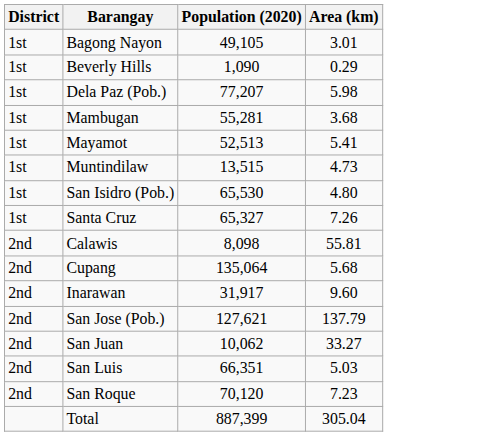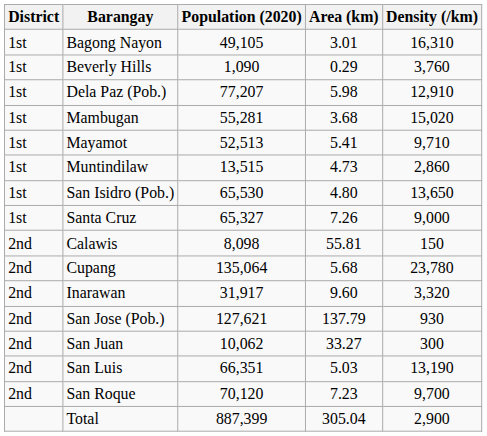+ column: (432, 17)
